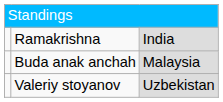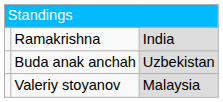(171, 62) Malaysia -> (179, 62) Uzbekistan
(179, 85) Uzbekistan -> (171, 85) Malaysia
